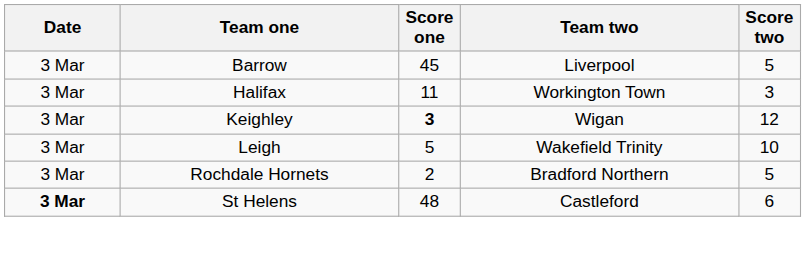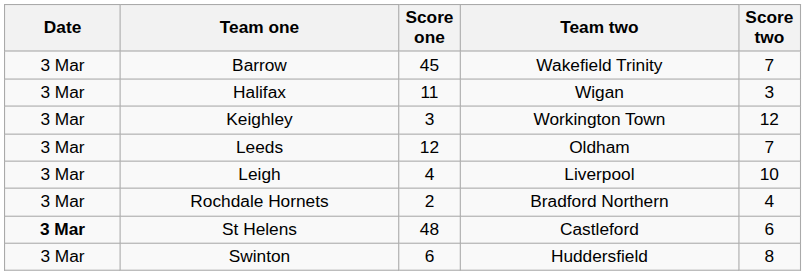(599, 65) Liverpool -> (599, 65) Wakefield Trinity
(769, 65) 5 -> (769, 65) 7
(599, 92) Workington Town -> (599, 92) Wigan
(429, 119) bold -> (429, 119) normal
(599, 119) Wigan -> (599, 119) Workington Town
+ row: (259, 147)
(429, 147) 5 -> (429, 174) 4
(599, 147) Wakefield Trinity -> (599, 174) Liverpool
(769, 174) 5 -> (769, 202) 4
+ row: (259, 256)
